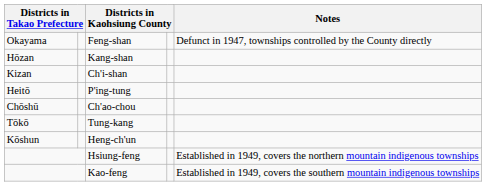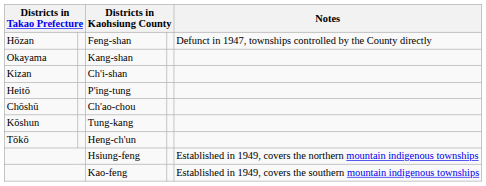(27, 40) Okayama -> (20, 40) Hōzan
(20, 57) Hōzan -> (27, 57) Okayama
(18, 123) Tōkō -> (23, 123) Kōshun
(23, 139) Kōshun -> (18, 139) Tōkō
